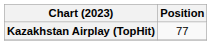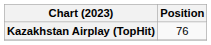(182, 31) 77 -> (182, 31) 76
